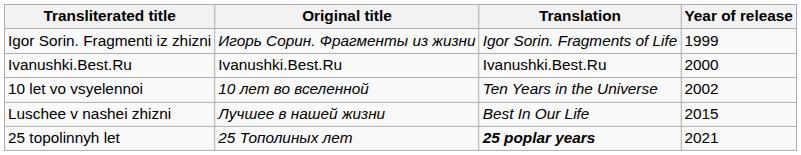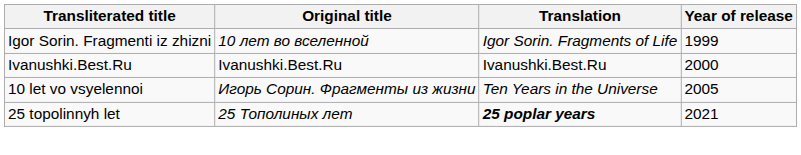(347, 41) Игорь Сорин. Фрагменты из жизни -> (294, 41) 10 лет во вселенной
(294, 89) 10 лет во вселенной -> (347, 89) Игорь Сорин. Фрагменты из жизни
(701, 89) 2002 -> (701, 89) 2005
- row: (90, 114)
